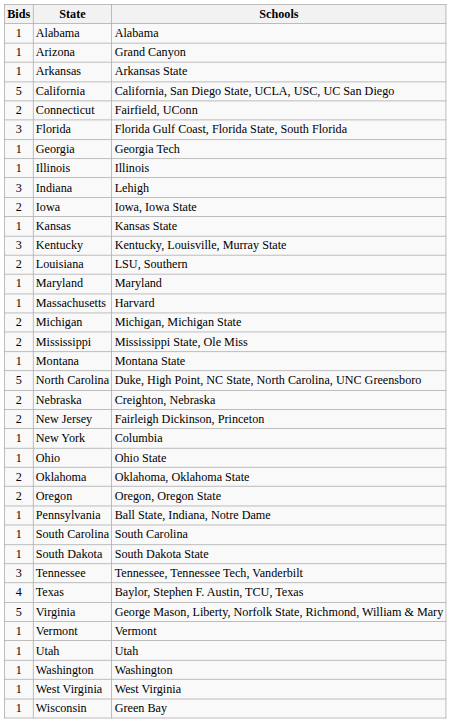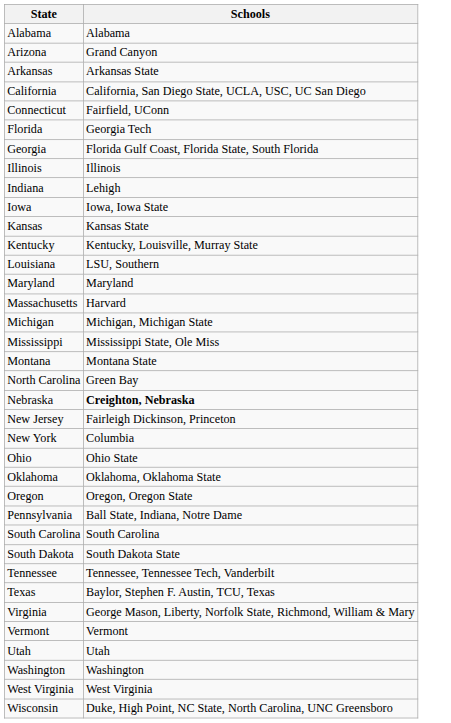- column: (19, 14)
(231, 129) Florida Gulf Coast, Florida State, South Florida -> (119, 129) Georgia Tech
(147, 149) Georgia Tech -> (202, 149) Florida Gulf Coast, Florida State, South Florida
(268, 380) Duke, High Point, NC State, North Carolina, UNC Greensboro -> (112, 380) Green Bay
(165, 399) normal -> (140, 399) bold
(141, 708) Green Bay -> (239, 708) Duke, High Point, NC State, North Carolina, UNC Greensboro
